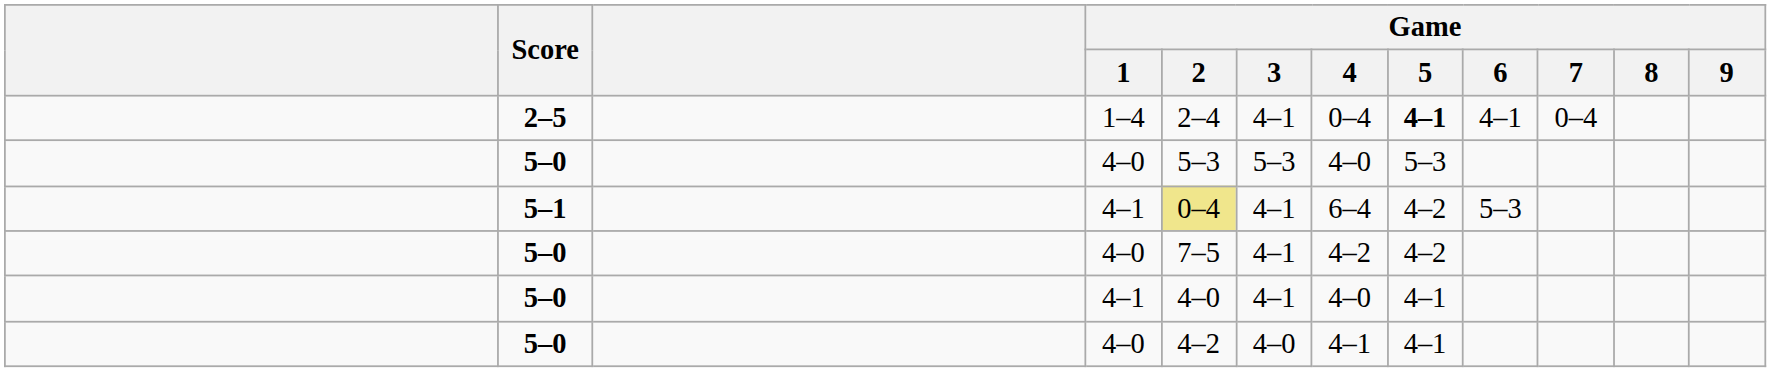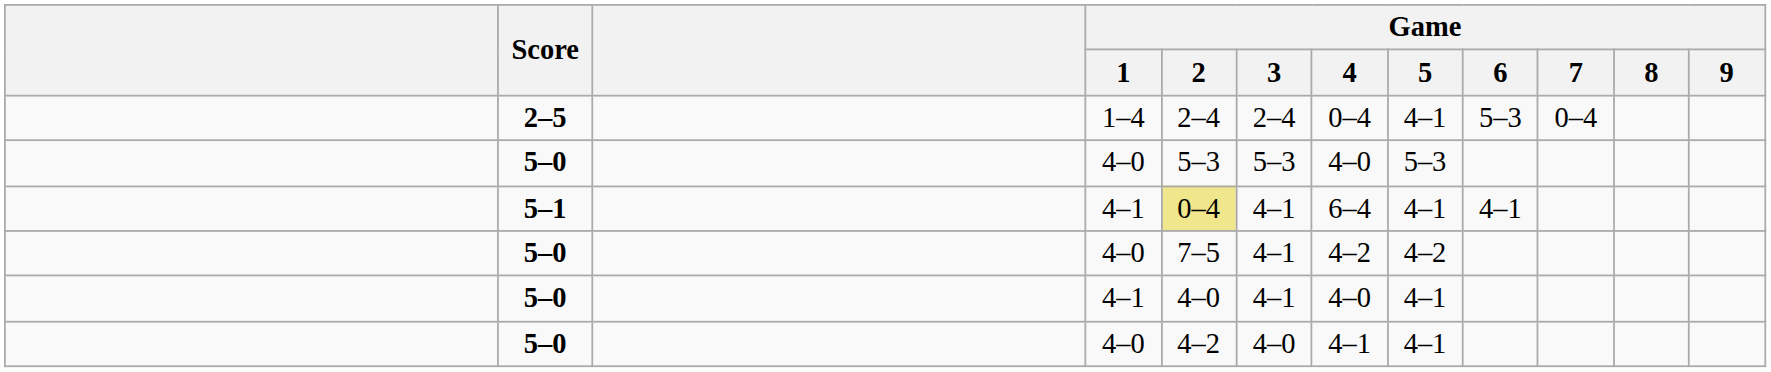(1274, 117) 4–1 -> (1274, 117) 2–4
(1425, 117) bold -> (1425, 117) normal
(1500, 117) 4–1 -> (1500, 117) 5–3
(1425, 207) 4–2 -> (1425, 207) 4–1
(1500, 207) 5–3 -> (1500, 207) 4–1
